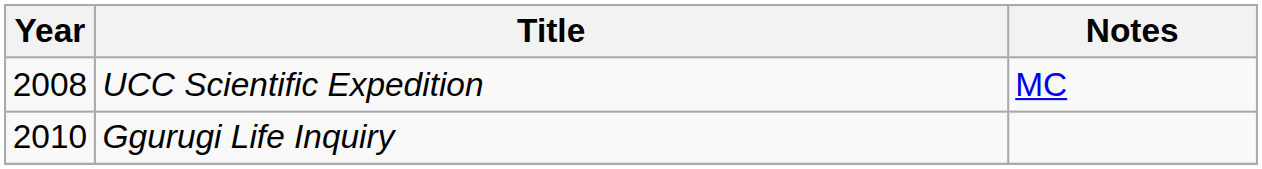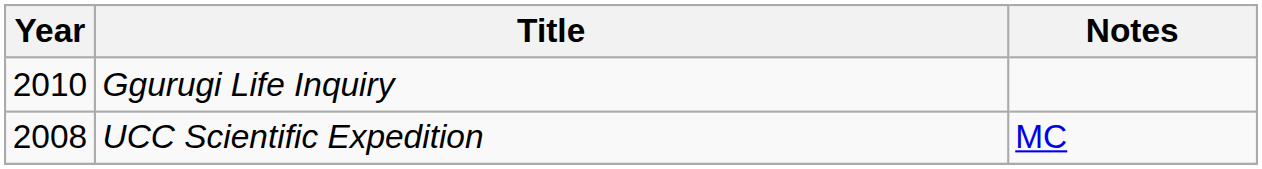rows swapped: (293, 84) <-> (248, 137)
